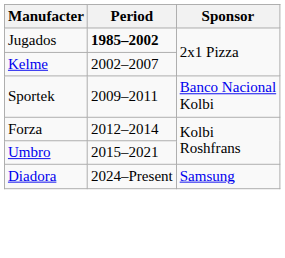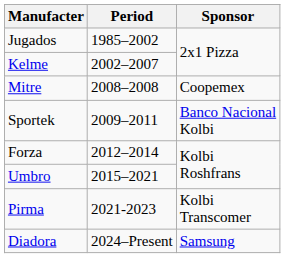(125, 40) bold -> (125, 40) normal
+ row: (25, 87)
+ row: (26, 208)
